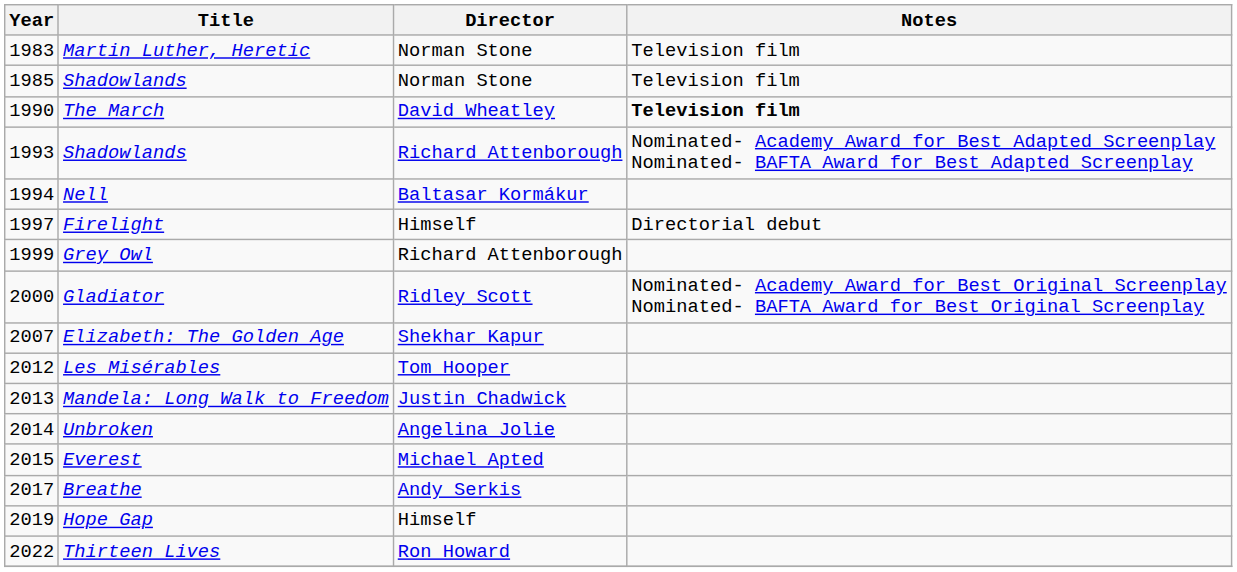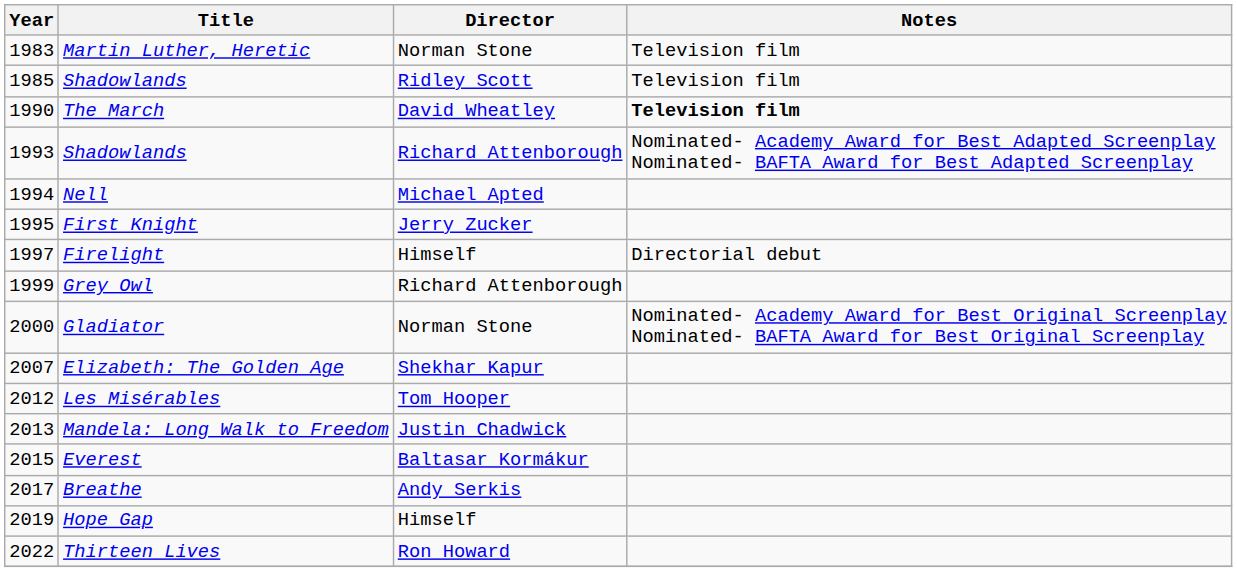(465, 81) Norman Stone -> (465, 81) Ridley Scott
(493, 194) Baltasar Kormákur -> (471, 194) Michael Apted
+ row: (32, 225)
(465, 296) Ridley Scott -> (465, 327) Norman Stone
- row: (32, 429)
(471, 460) Michael Apted -> (493, 460) Baltasar Kormákur
